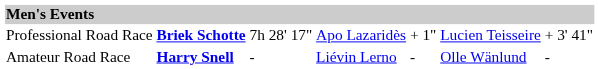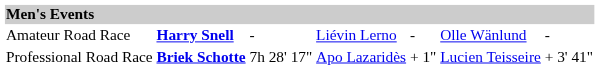rows swapped: (79, 35) <-> (68, 56)
